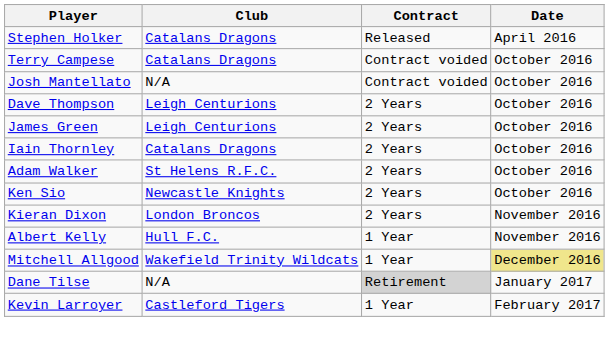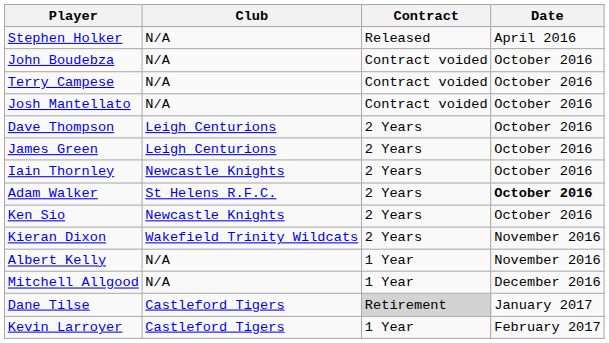(211, 38) Catalans Dragons -> (158, 38) N/A
+ row: (61, 60)
(211, 60) Catalans Dragons -> (158, 82) N/A
(211, 149) Catalans Dragons -> (215, 171) Newcastle Knights
(543, 171) normal -> (543, 194) bold
(203, 216) London Broncos -> (252, 238) Wakefield Trinity Wildcats
(182, 238) Hull F.C. -> (158, 260) N/A
(252, 260) Wakefield Trinity Wildcats -> (158, 283) N/A
(547, 260) khaki background -> (547, 283) no background
(158, 283) N/A -> (215, 305) Castleford Tigers
